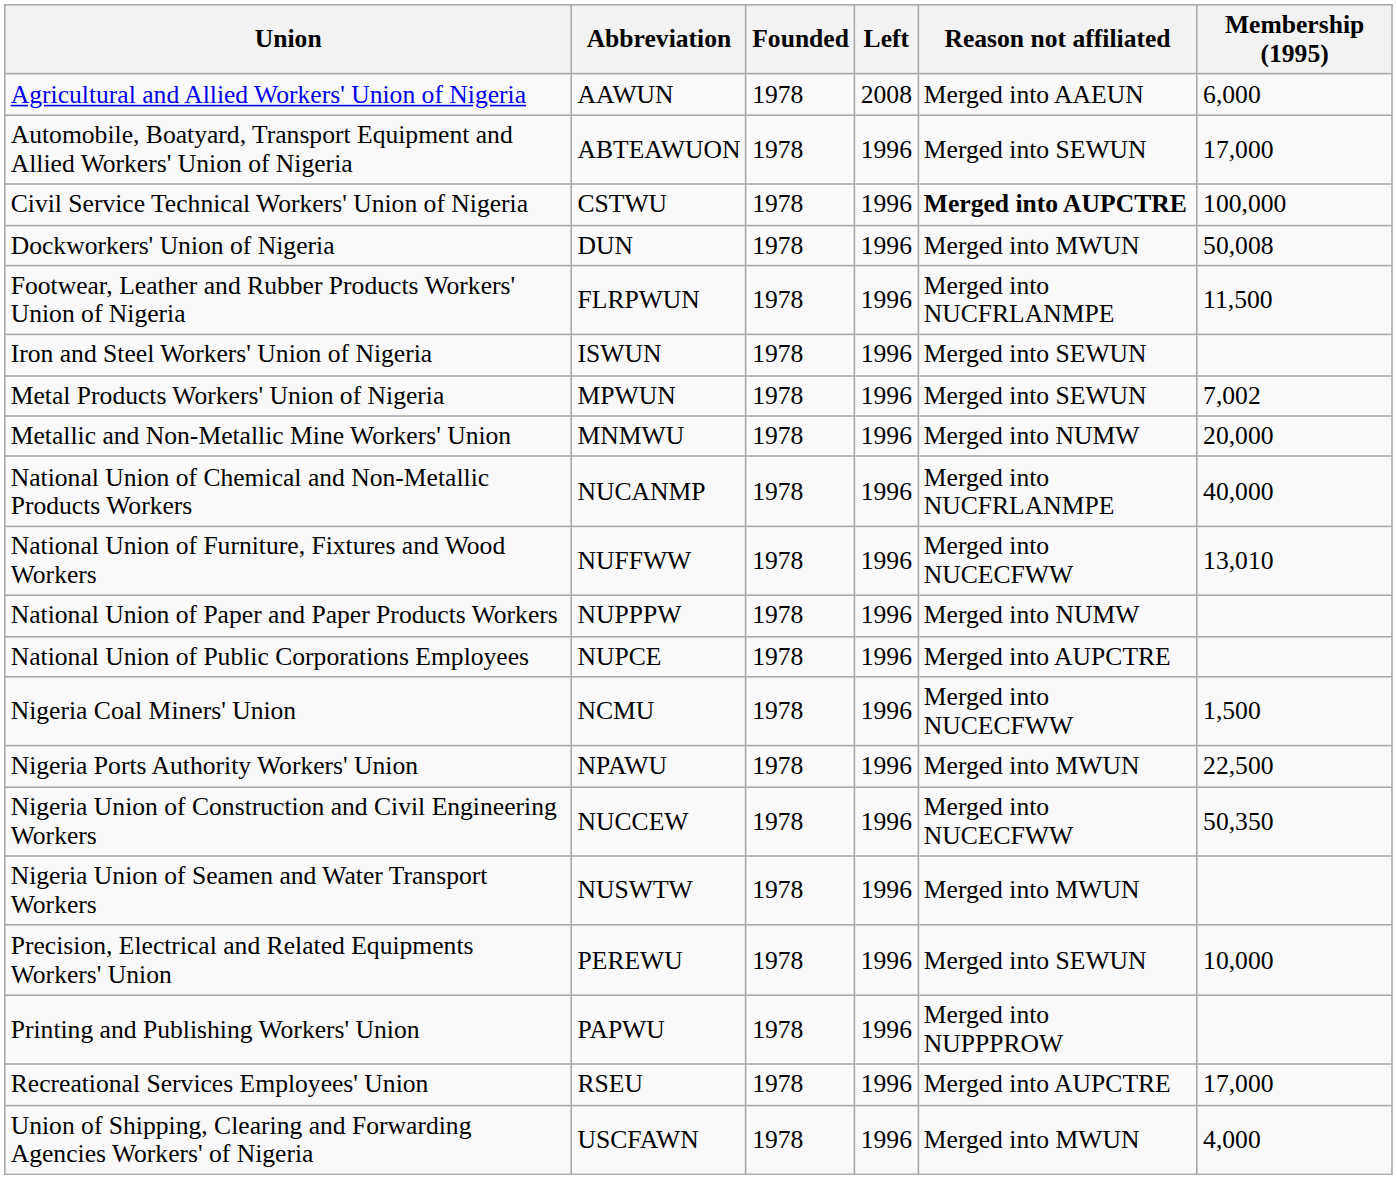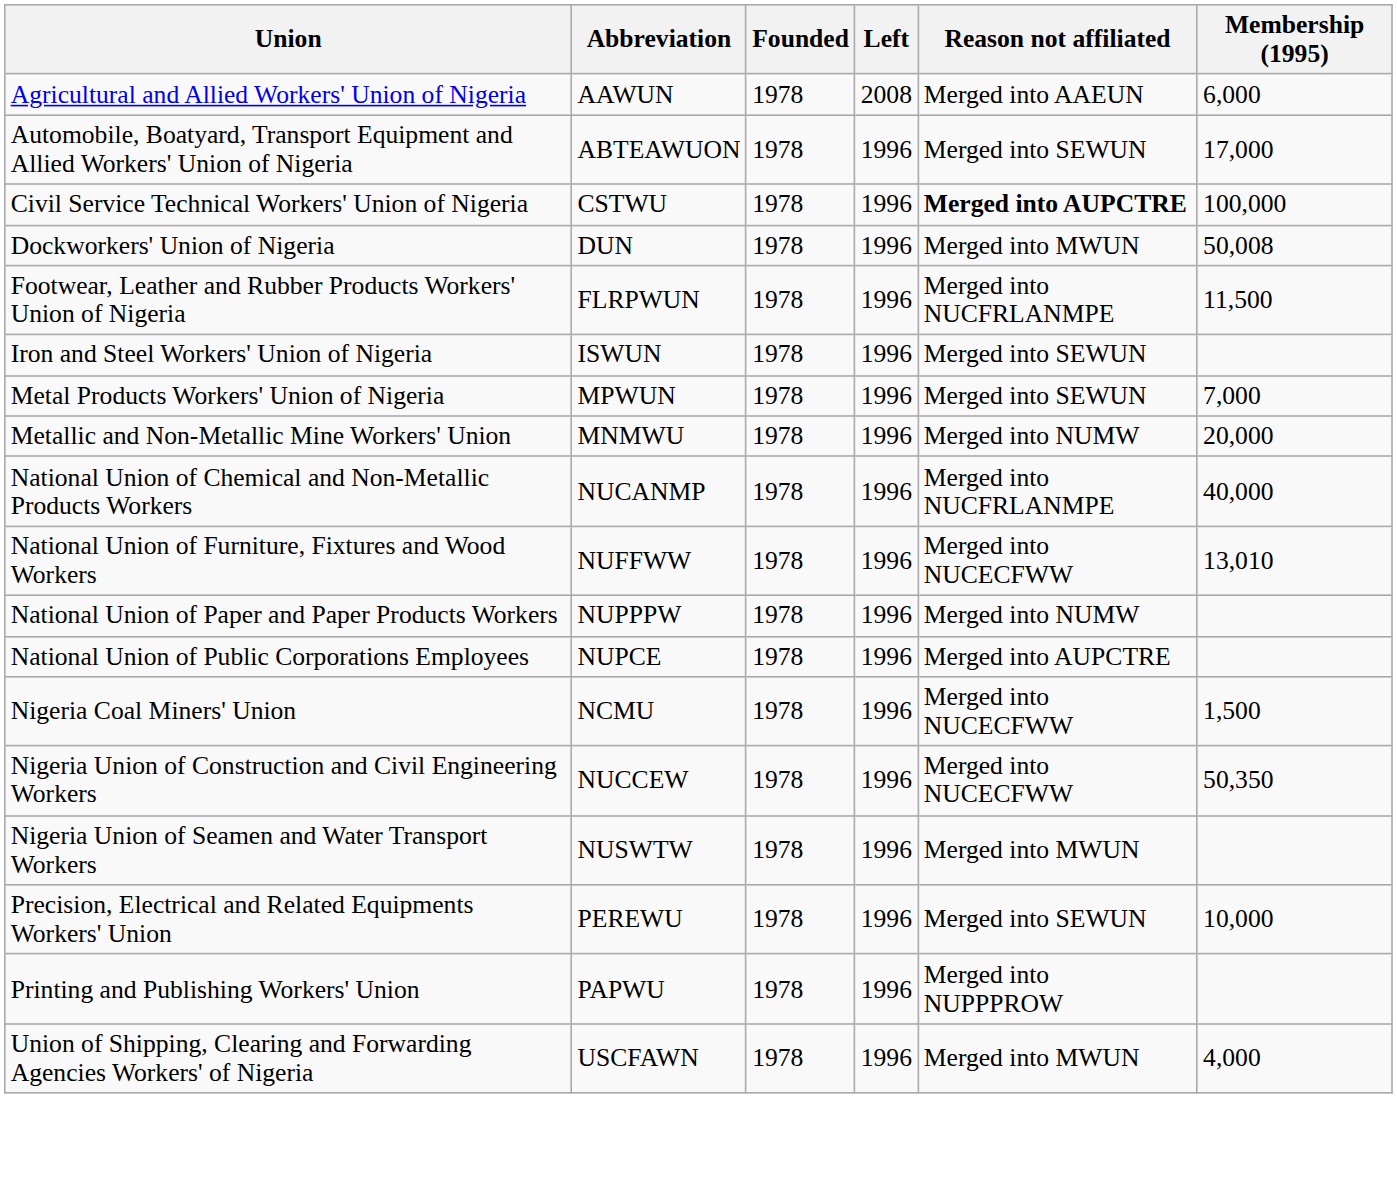(1232, 395) 7,002 -> (1232, 395) 7,000
- row: (214, 766)
- row: (220, 1084)
